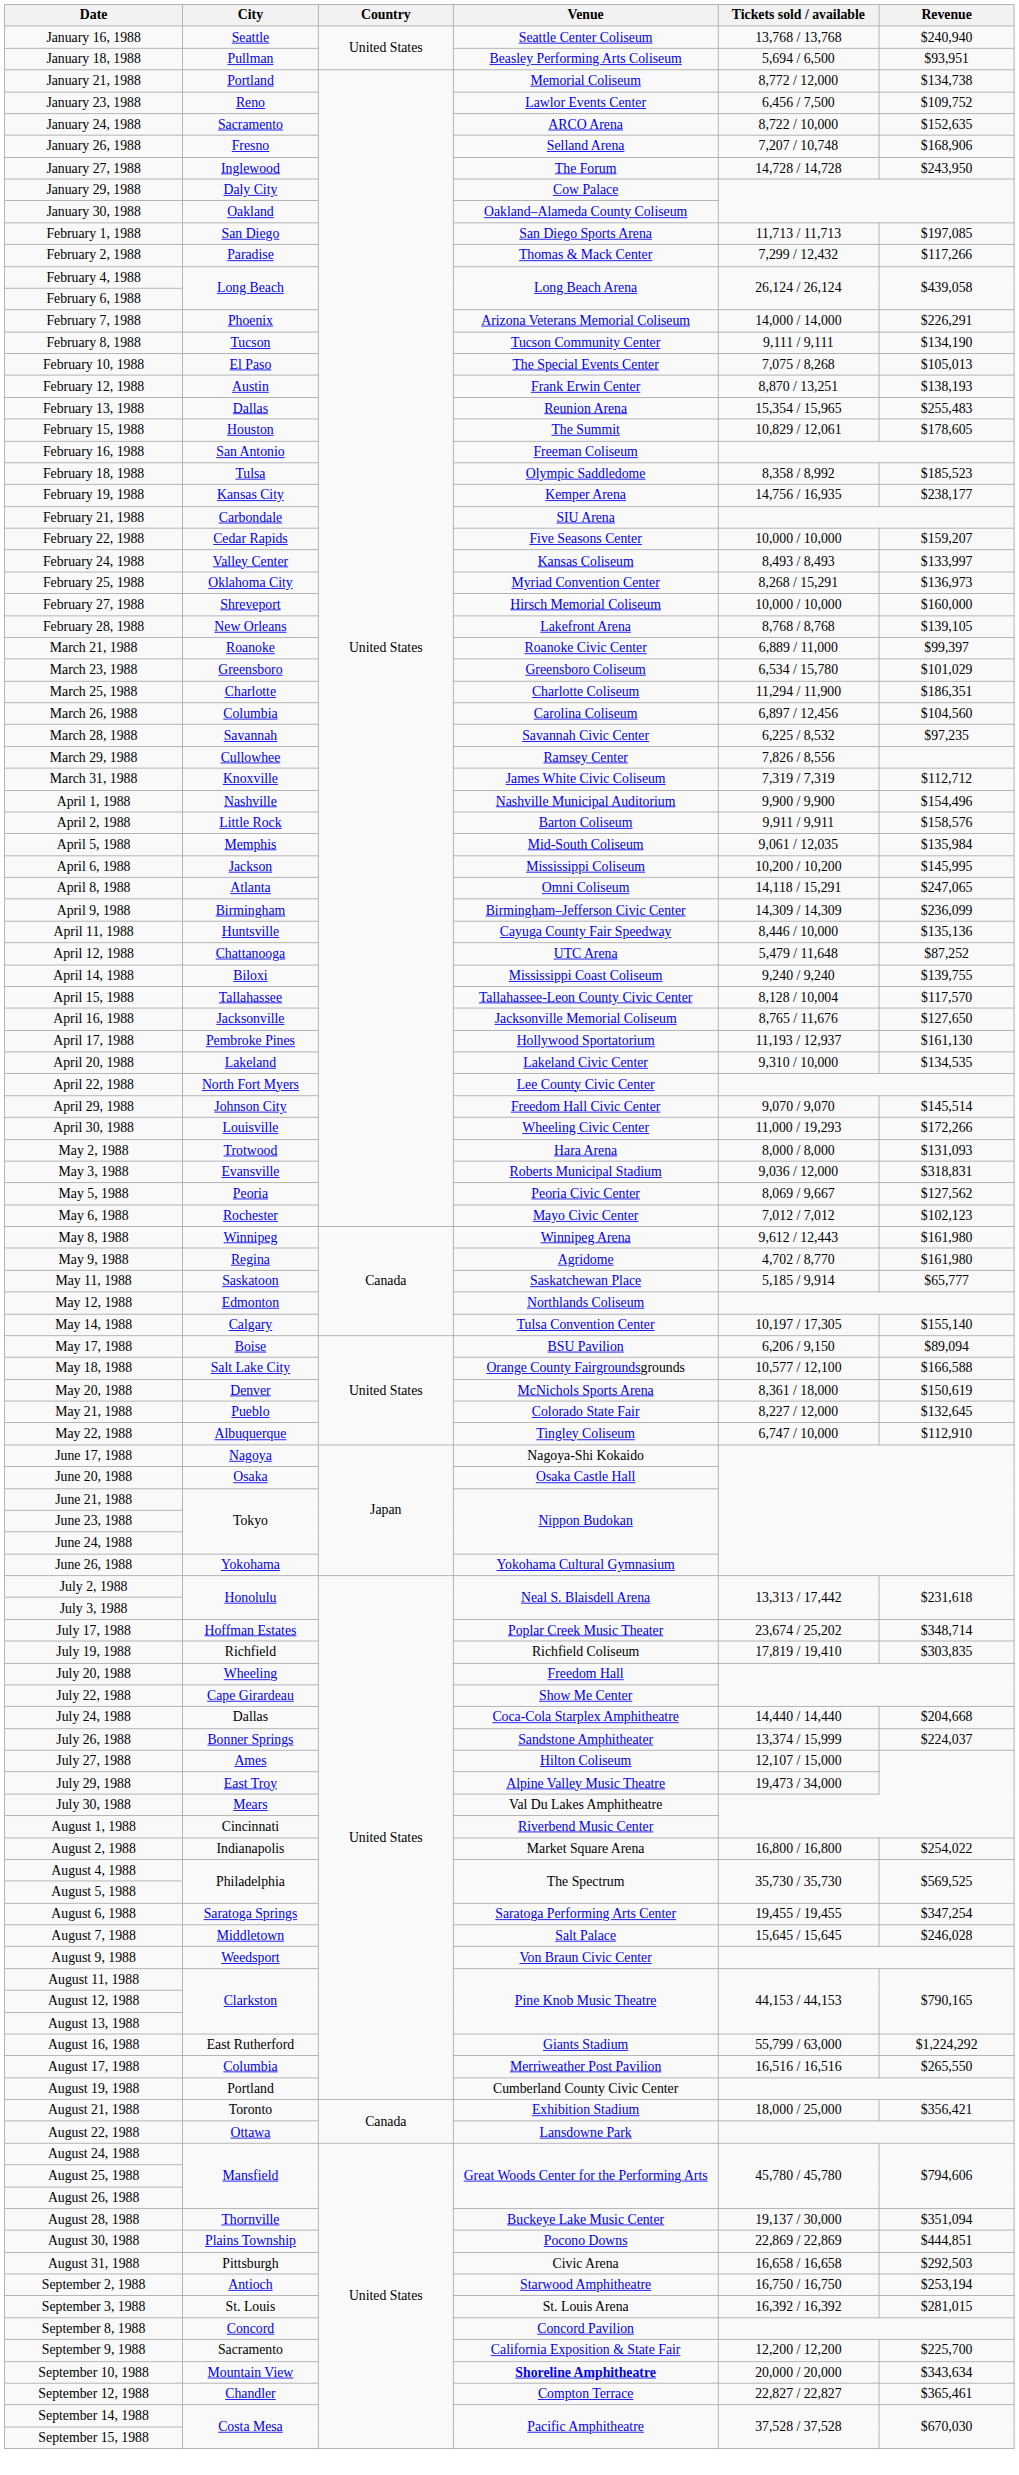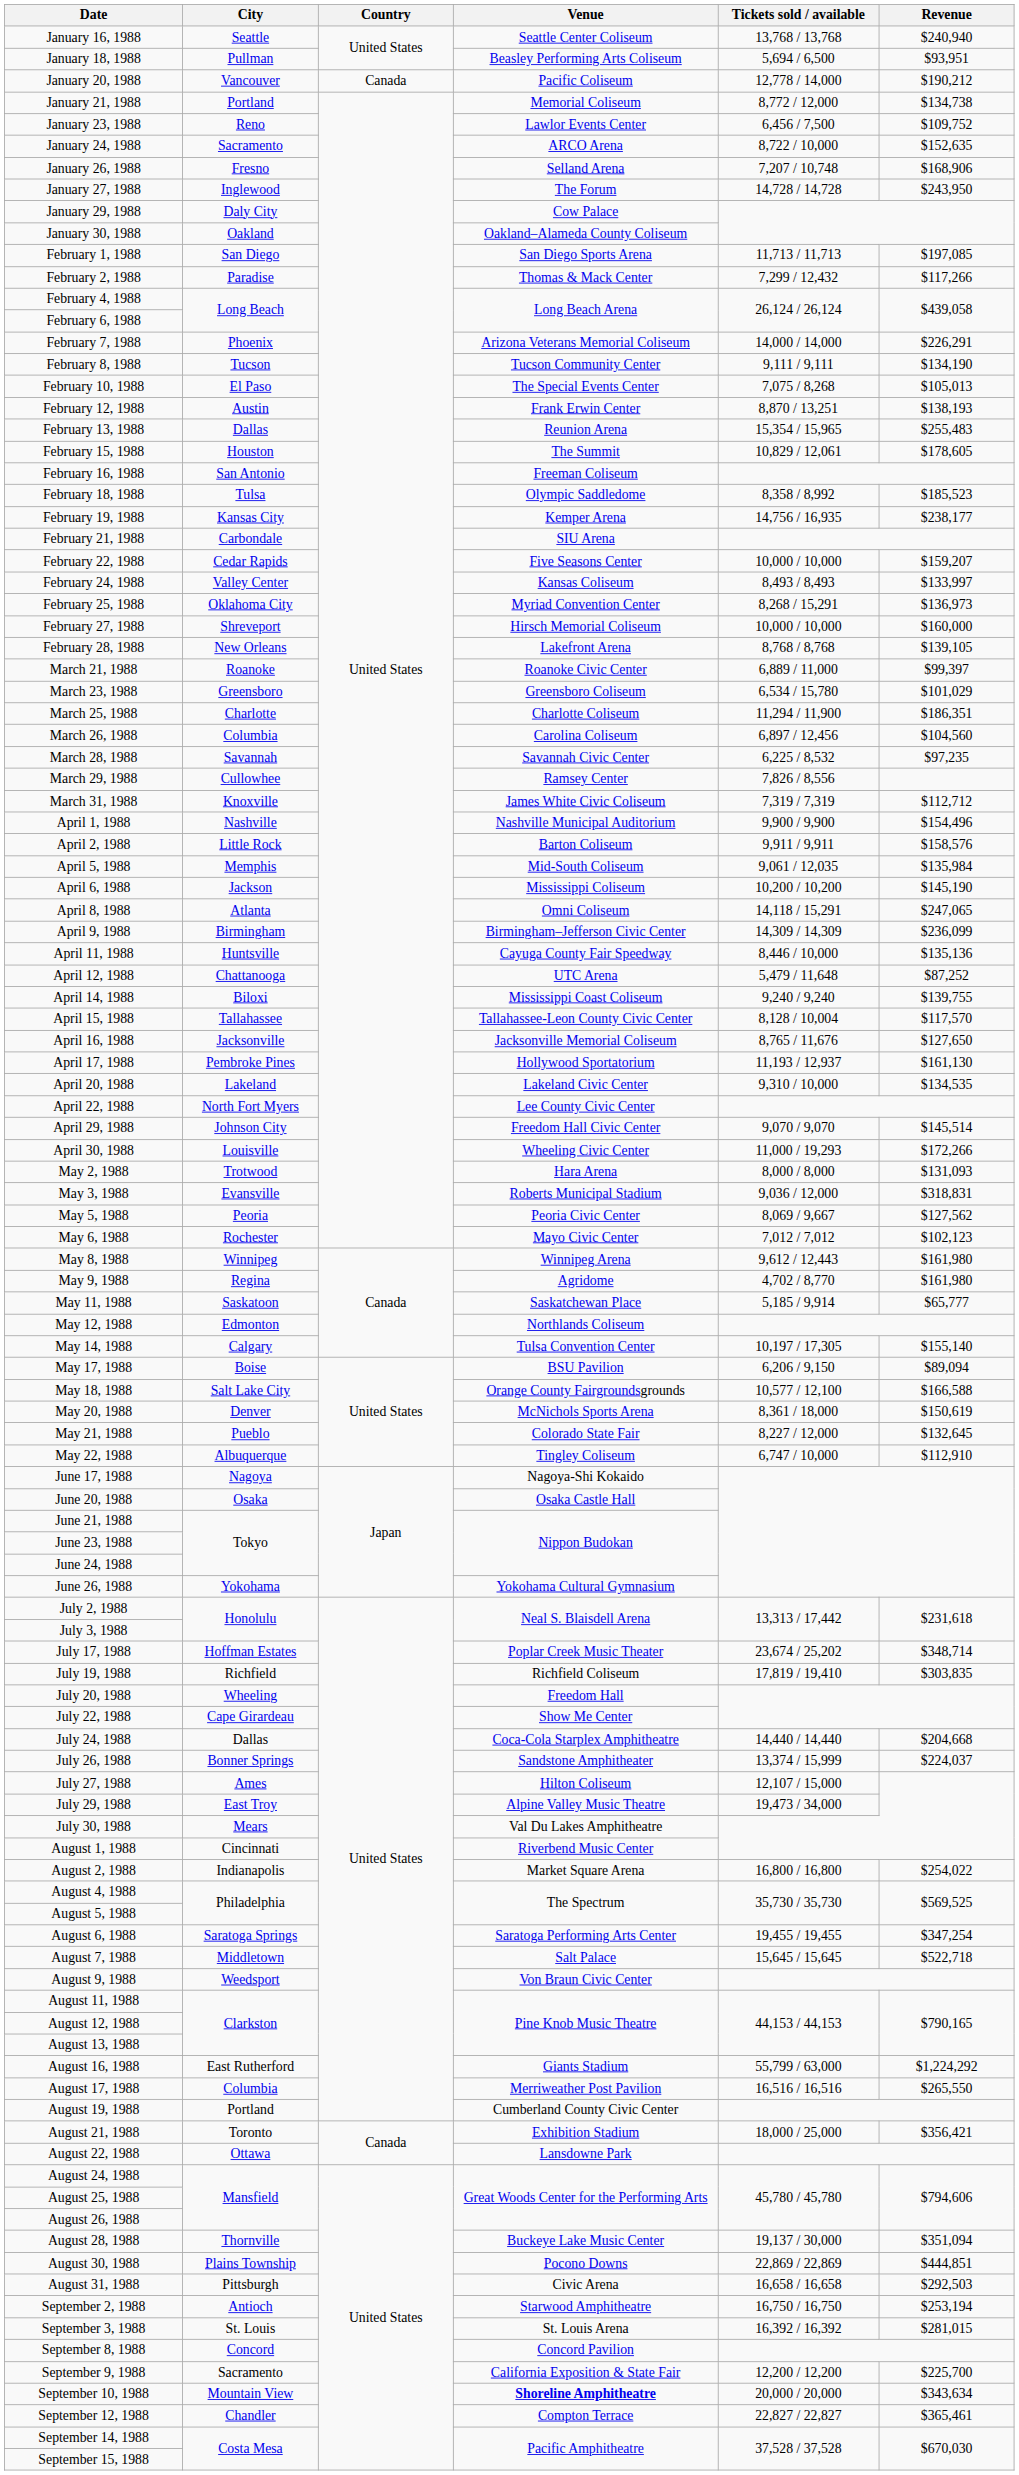+ row: (94, 80)
(947, 866) $145,995 -> (947, 888) $145,190
(947, 1935) $246,028 -> (947, 1957) $522,718
